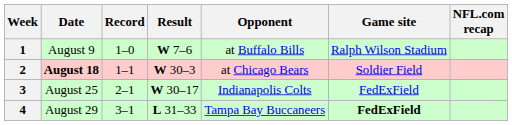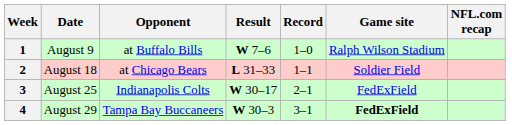columns swapped: (265, 21) <-> (125, 21)
(71, 69) bold -> (70, 69) normal
(175, 69) W 30–3 -> (253, 69) L 31–33
(175, 110) L 31–33 -> (253, 110) W 30–3
